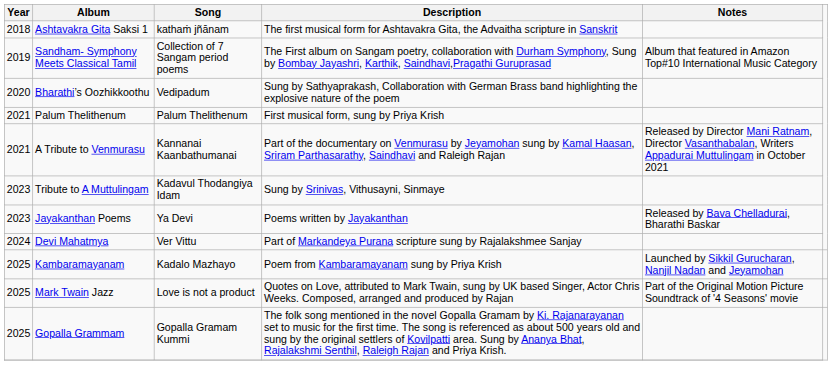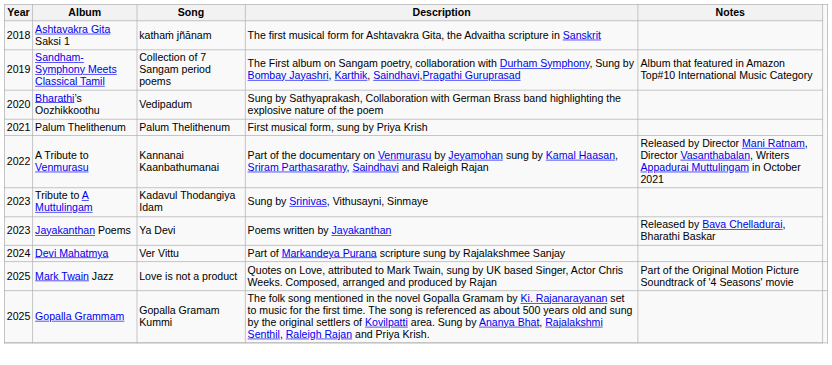(19, 150) 2021 -> (19, 161) 2022
- row: (80, 264)
